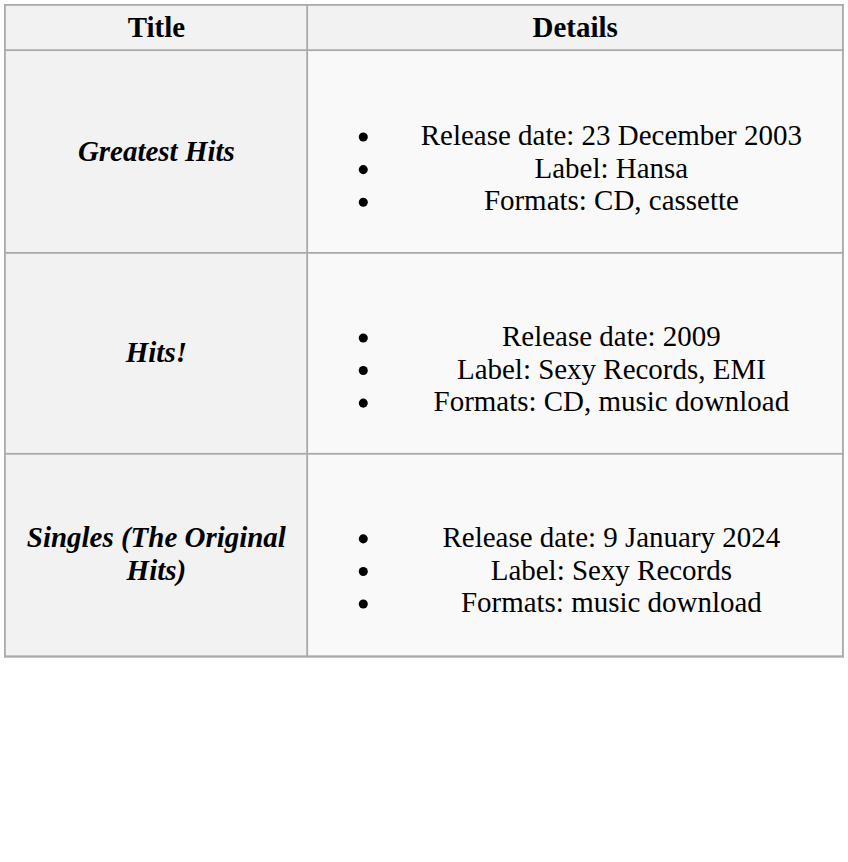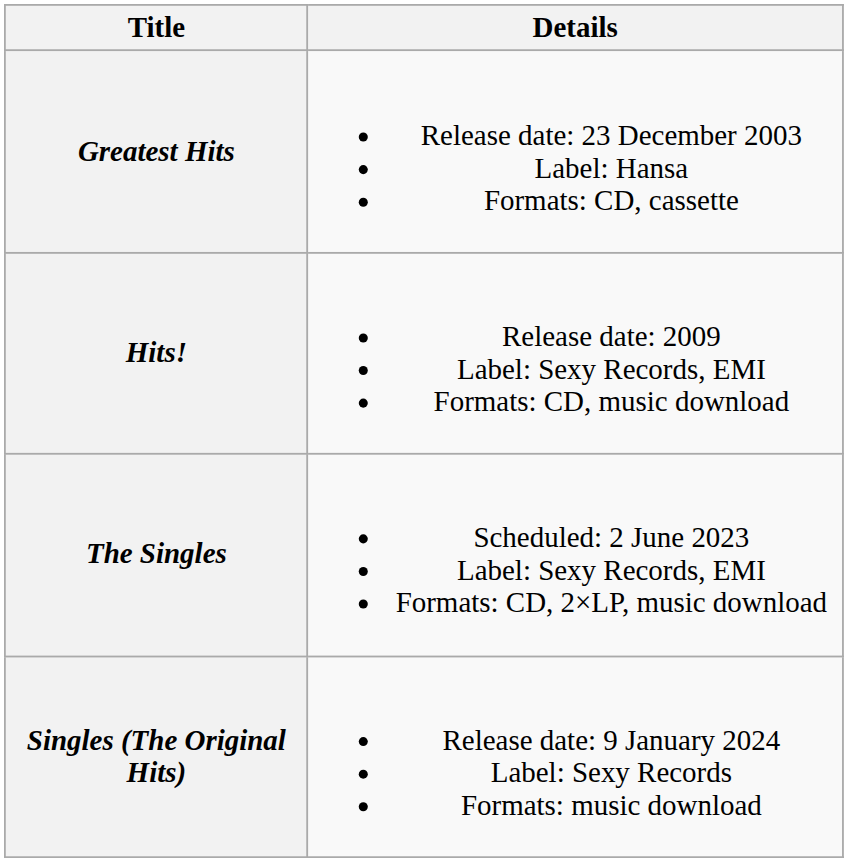+ row: (156, 554)
